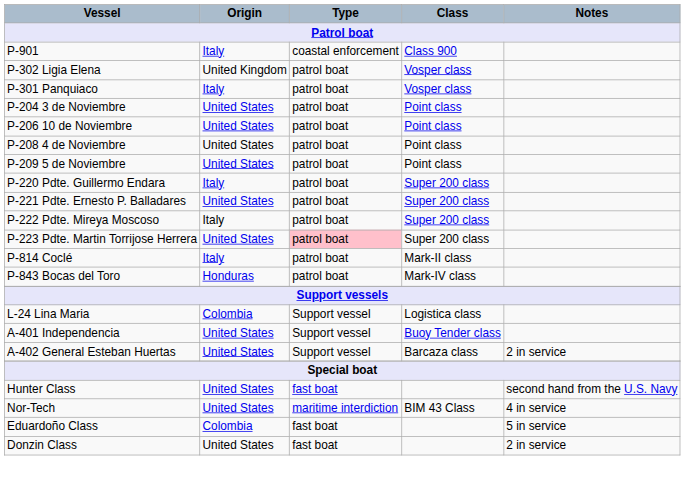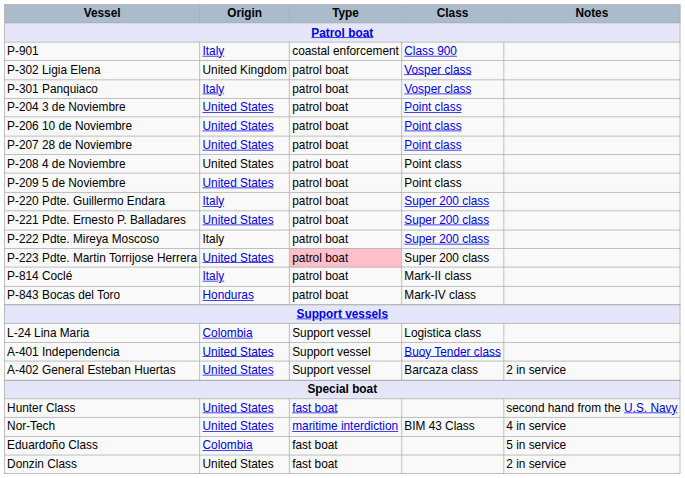+ row: (70, 145)
